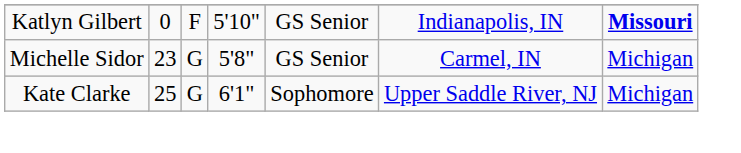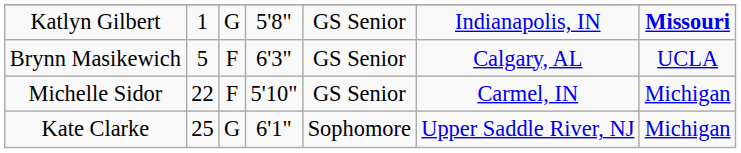(165, 22) 0 -> (202, 22) 1
(195, 22) F -> (232, 22) G
(237, 22) 5'10" -> (274, 22) 5'8"
+ row: (95, 57)
(165, 57) 23 -> (202, 93) 22
(195, 57) G -> (232, 93) F
(237, 57) 5'8" -> (274, 93) 5'10"
